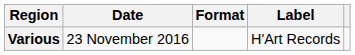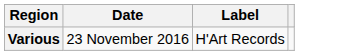- column: (220, 15)
